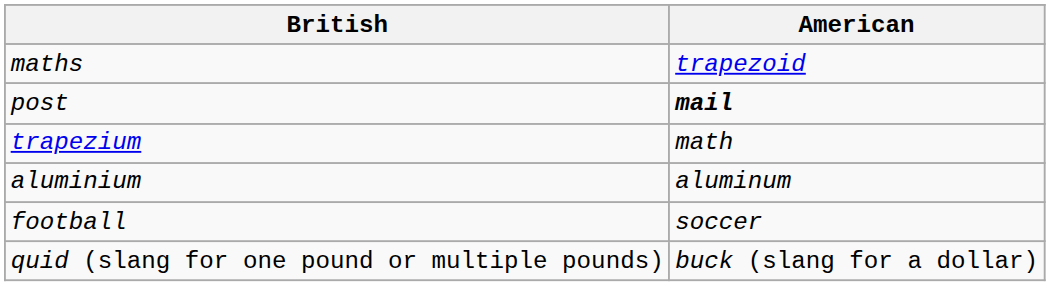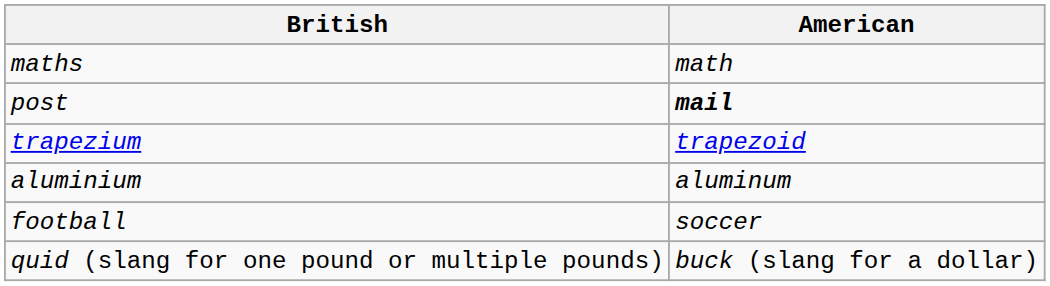(741, 64) trapezoid -> (704, 64) math
(704, 143) math -> (741, 143) trapezoid
